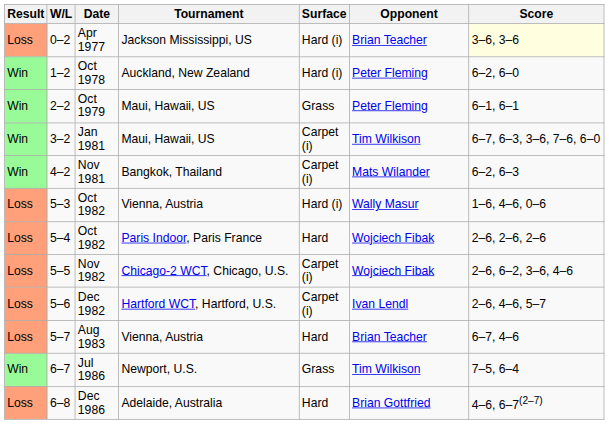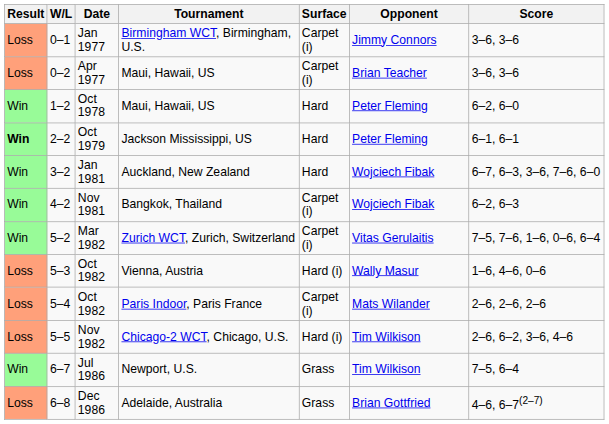+ row: (60, 40)
(187, 40) Jackson Mississippi, US -> (168, 73) Maui, Hawaii, US
(322, 40) Hard (i) -> (320, 73) Carpet (i)
(495, 40) lightyellow background -> (495, 73) no background
(186, 73) Auckland, New Zealand -> (168, 106) Maui, Hawaii, US
(322, 73) Hard (i) -> (315, 106) Hard
(18, 106) normal -> (18, 139) bold
(168, 106) Maui, Hawaii, US -> (187, 139) Jackson Mississippi, US
(318, 106) Grass -> (315, 139) Hard
(168, 139) Maui, Hawaii, US -> (186, 172) Auckland, New Zealand
(320, 139) Carpet (i) -> (315, 172) Hard
(386, 139) Tim Wilkison -> (393, 172) Wojciech Fibak
(391, 172) Mats Wilander -> (393, 205) Wojciech Fibak
+ row: (60, 238)
(315, 238) Hard -> (320, 303) Carpet (i)
(393, 238) Wojciech Fibak -> (391, 303) Mats Wilander
(320, 271) Carpet (i) -> (322, 336) Hard (i)
(393, 271) Wojciech Fibak -> (386, 336) Tim Wilkison
- row: (60, 303)
- row: (60, 336)
(315, 402) Hard -> (318, 402) Grass
